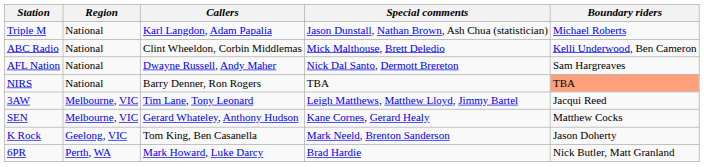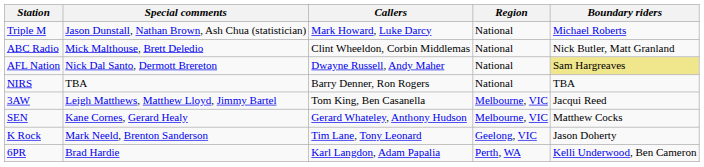columns swapped: (102, 13) <-> (427, 13)
(208, 30) Karl Langdon, Adam Papalia -> (371, 30) Mark Howard, Luke Darcy
(625, 48) Kelli Underwood, Ben Cameron -> (614, 48) Nick Butler, Matt Granland
(589, 65) no background -> (589, 65) khaki background
(564, 83) lightsalmon background -> (564, 83) no background
(198, 100) Tim Lane, Tony Leonard -> (368, 100) Tom King, Ben Casanella
(200, 135) Tom King, Ben Casanella -> (366, 135) Tim Lane, Tony Leonard
(203, 153) Mark Howard, Luke Darcy -> (376, 153) Karl Langdon, Adam Papalia
(614, 153) Nick Butler, Matt Granland -> (625, 153) Kelli Underwood, Ben Cameron
